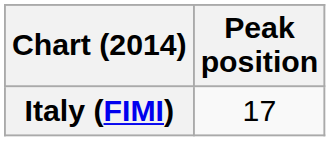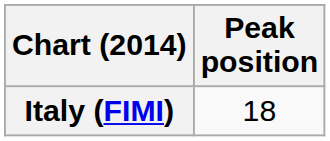(259, 110) 17 -> (259, 110) 18
